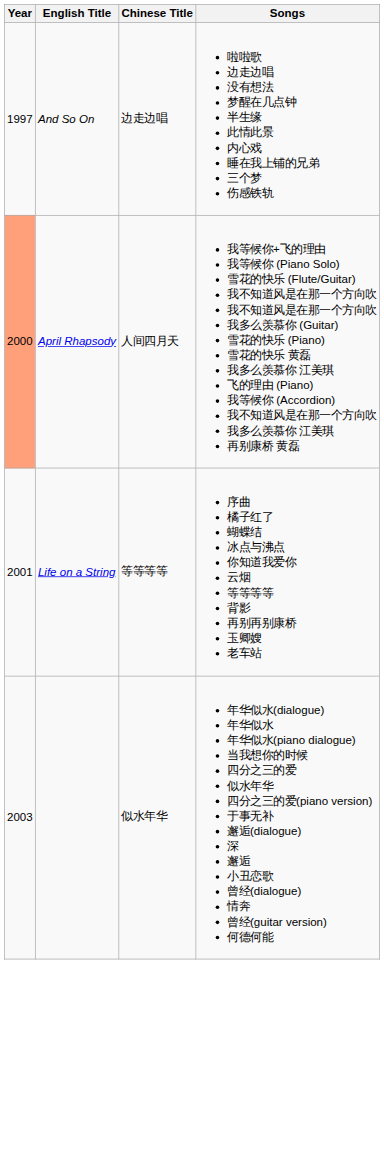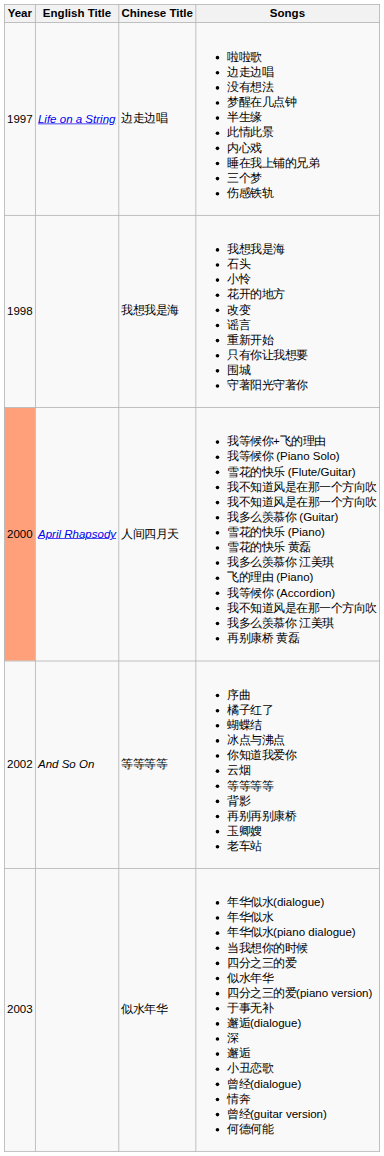(66, 119) And So On -> (77, 119) Life on a String
+ row: (150, 311)
(20, 572) 2001 -> (20, 764) 2002
(77, 572) Life on a String -> (66, 764) And So On
